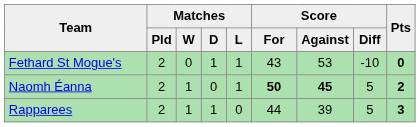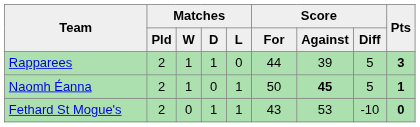rows swapped: (41, 110) <-> (65, 63)
(274, 86) bold -> (274, 86) normal
(401, 86) 2 -> (401, 86) 1
